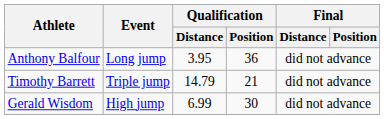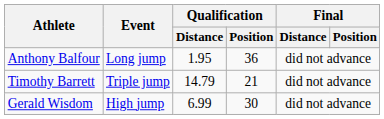(200, 59) 3.95 -> (200, 59) 1.95
